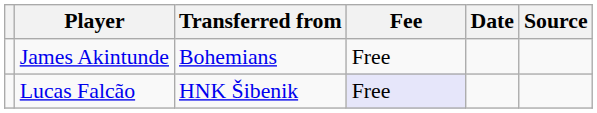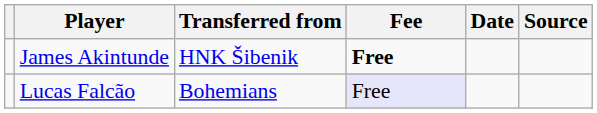(228, 56) Bohemians -> (239, 56) HNK Šibenik
(371, 56) normal -> (373, 56) bold
(239, 90) HNK Šibenik -> (228, 90) Bohemians
